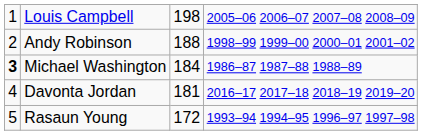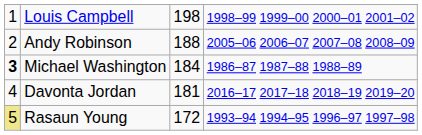(311, 17) 2005–06 2006–07 2007–08 2008–09 -> (311, 17) 1998–99 1999–00 2000–01 2001–02
(311, 42) 1998–99 1999–00 2000–01 2001–02 -> (311, 42) 2005–06 2006–07 2007–08 2008–09
(13, 117) no background -> (13, 117) khaki background
